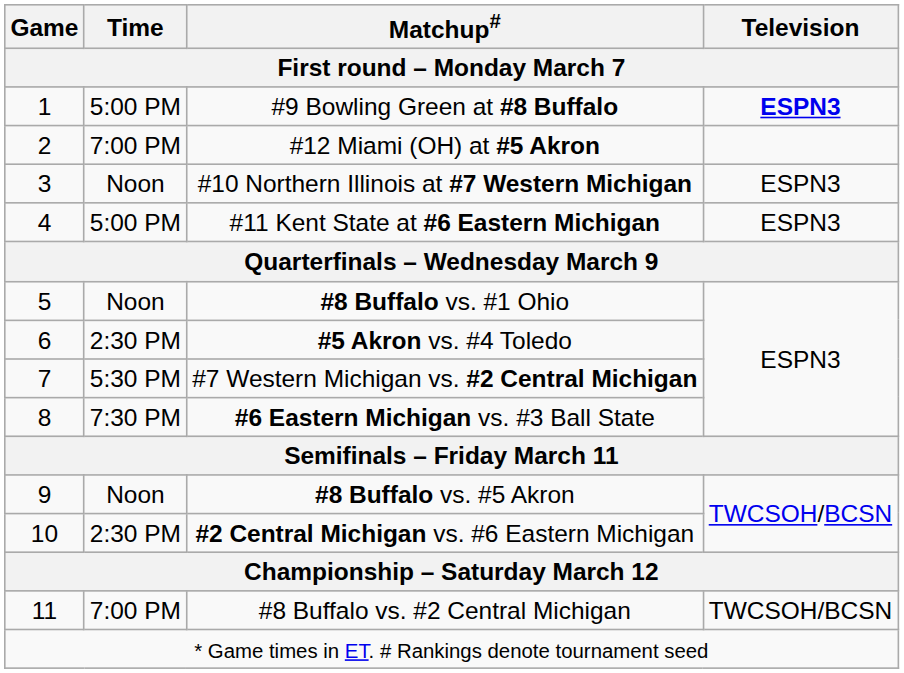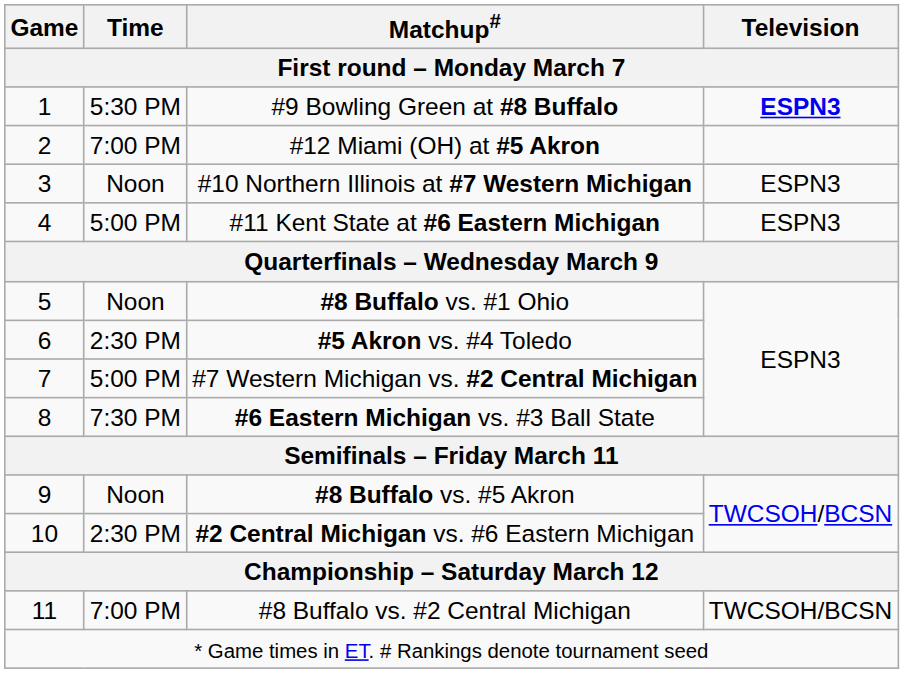(135, 107) 5:00 PM -> (135, 107) 5:30 PM
(135, 378) 5:30 PM -> (135, 378) 5:00 PM
